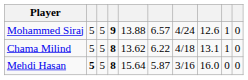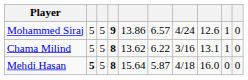(133, 30) 13.88 -> (133, 30) 13.86
(185, 48) 4/18 -> (185, 48) 3/16
(185, 65) 3/16 -> (185, 65) 4/18
